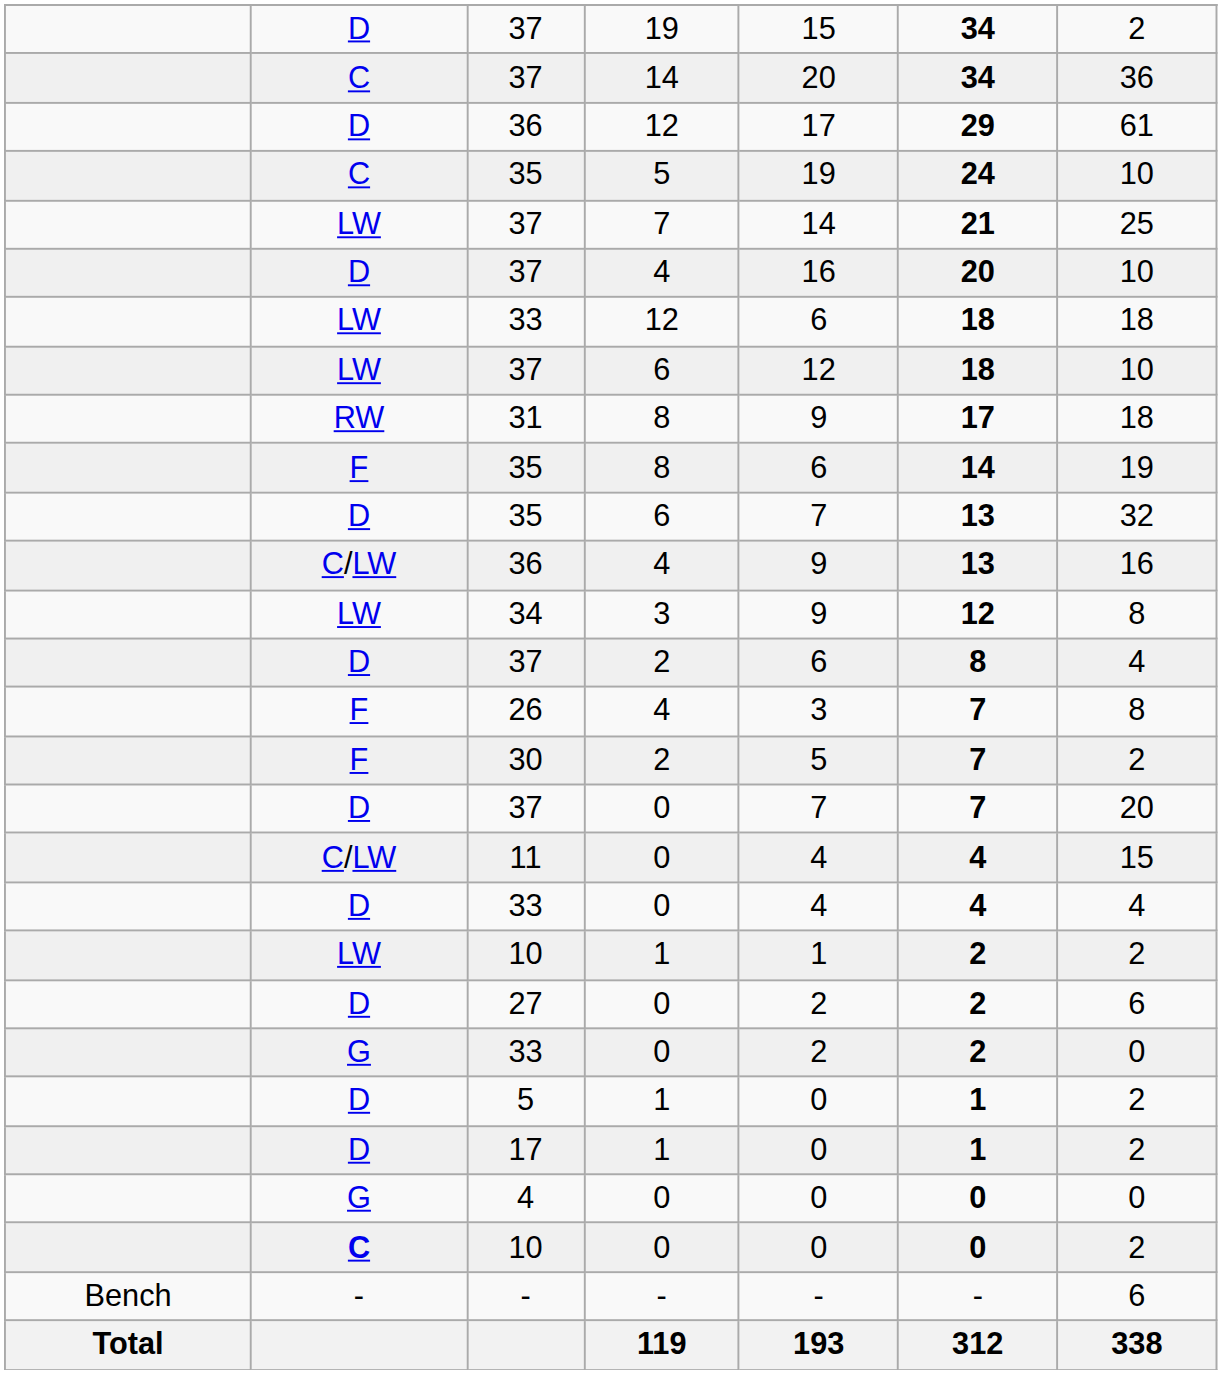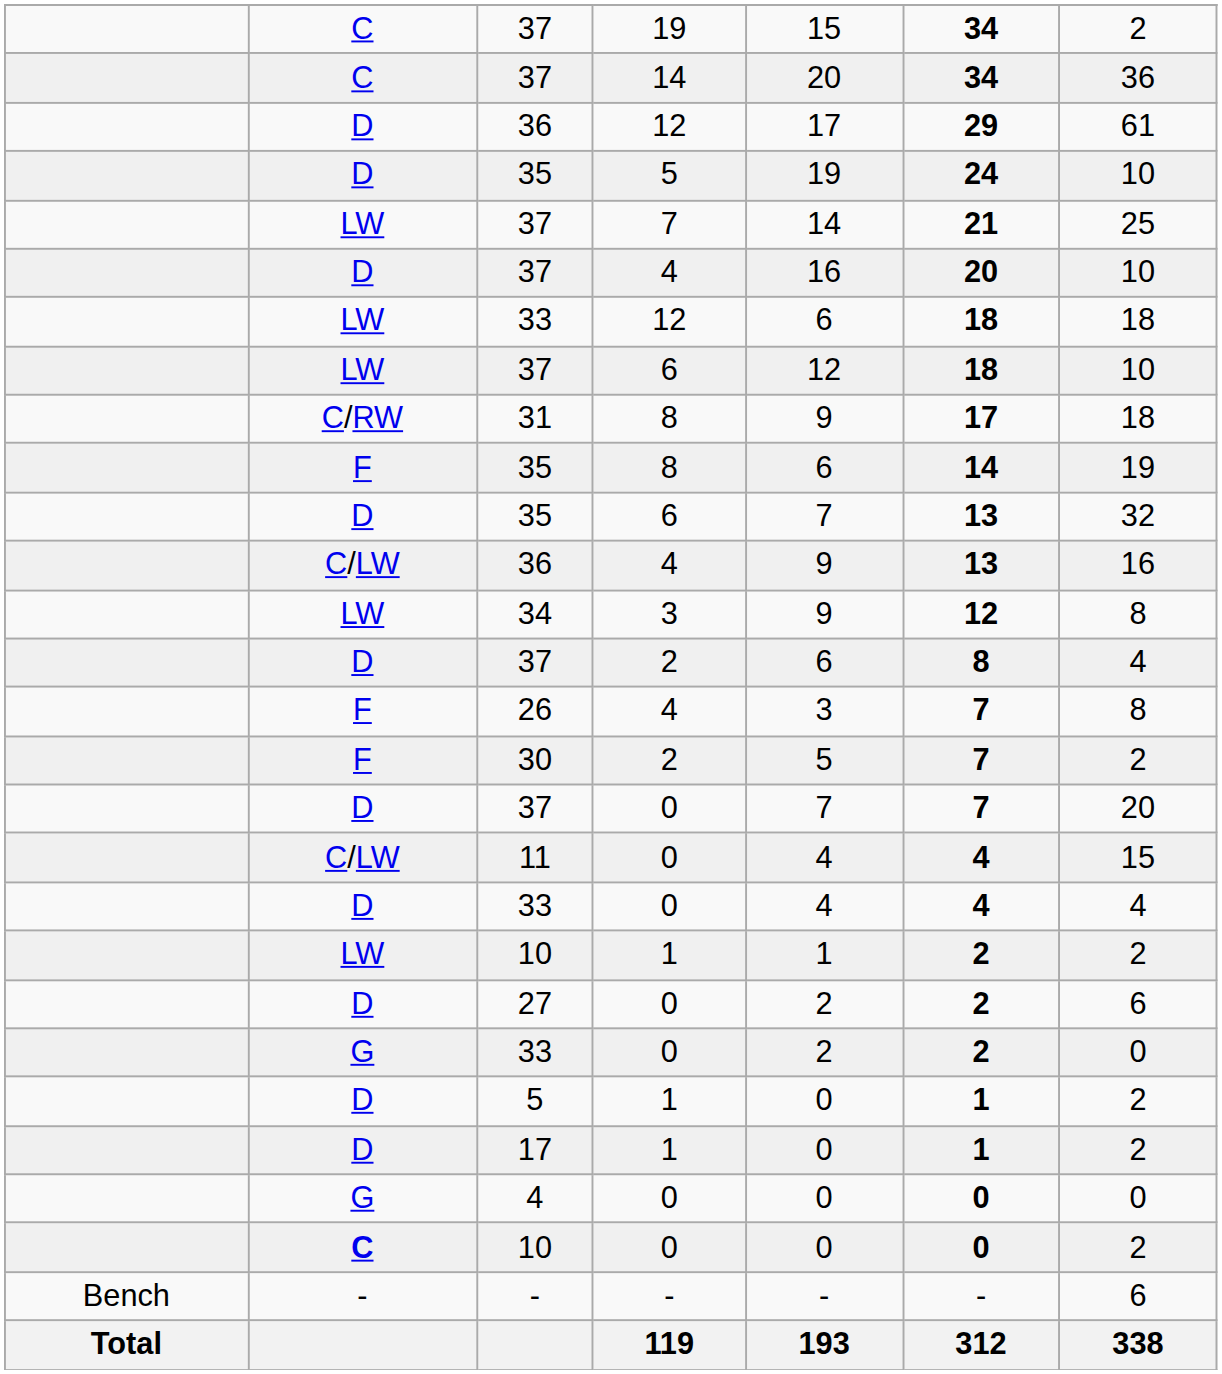(359, 28) D -> (362, 28) C
(359, 175) C -> (362, 175) D
(359, 418) RW -> (362, 418) C/RW
